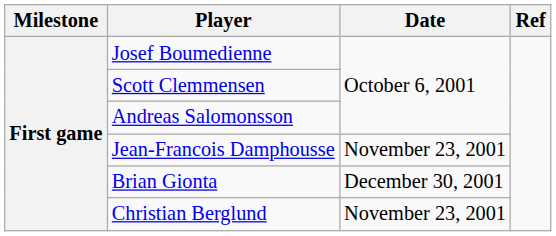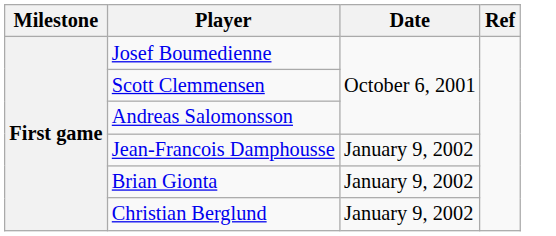(425, 149) November 23, 2001 -> (409, 149) January 9, 2002
(424, 181) December 30, 2001 -> (409, 181) January 9, 2002
(425, 213) November 23, 2001 -> (409, 213) January 9, 2002
